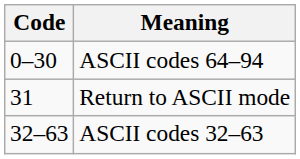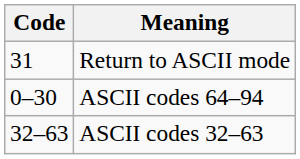rows swapped: (171, 60) <-> (185, 97)
